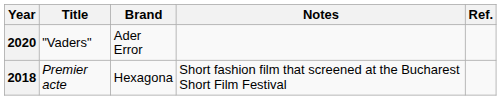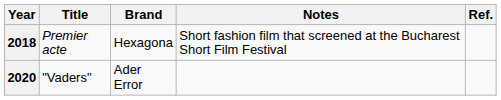rows swapped: (22, 77) <-> (22, 42)
